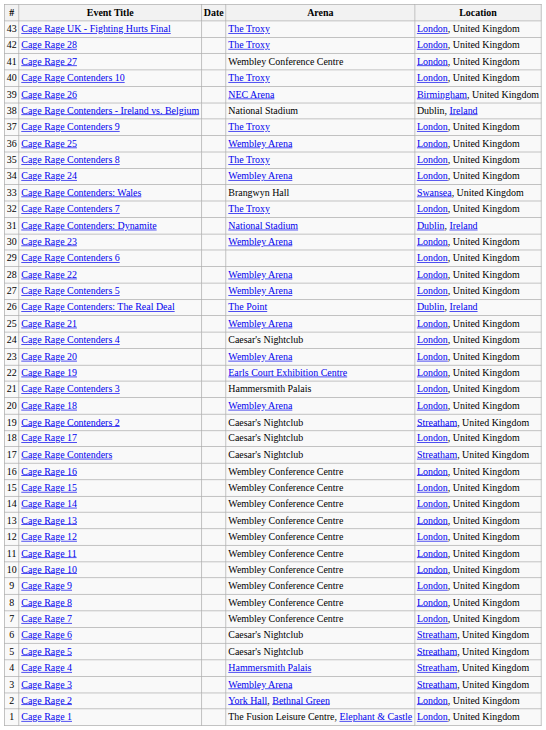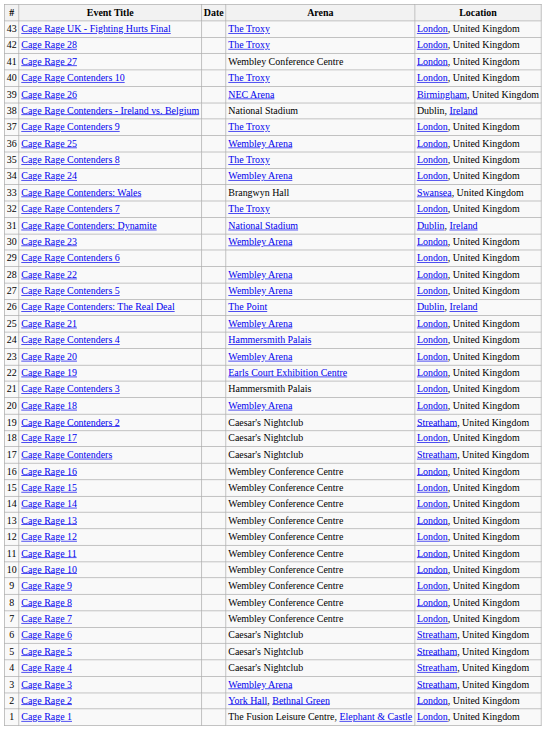(266, 340) Caesar's Nightclub -> (270, 340) Hammersmith Palais
(270, 668) Hammersmith Palais -> (266, 668) Caesar's Nightclub
